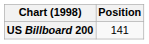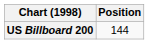(120, 30) 141 -> (120, 30) 144
